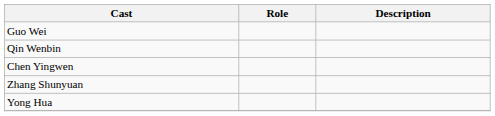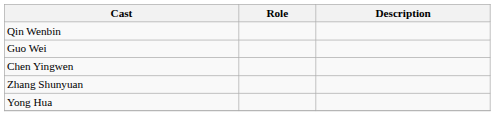rows swapped: (27, 31) <-> (34, 48)
